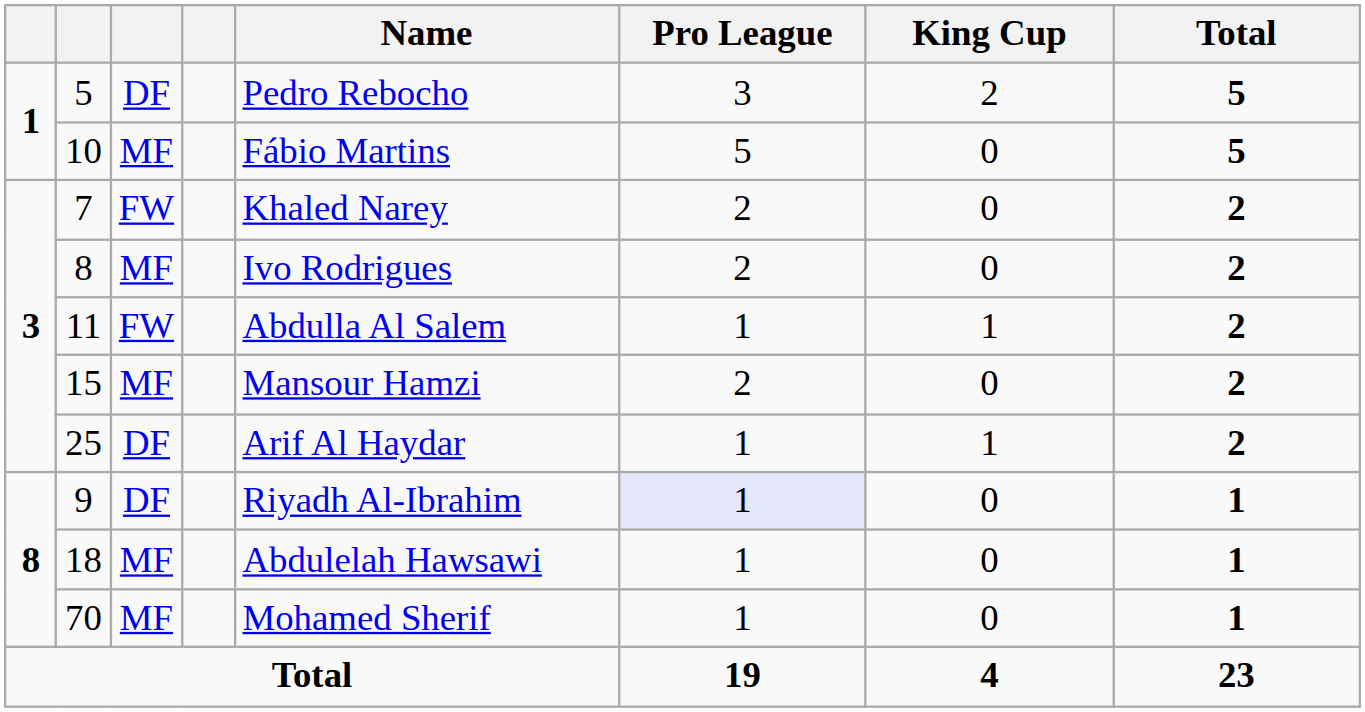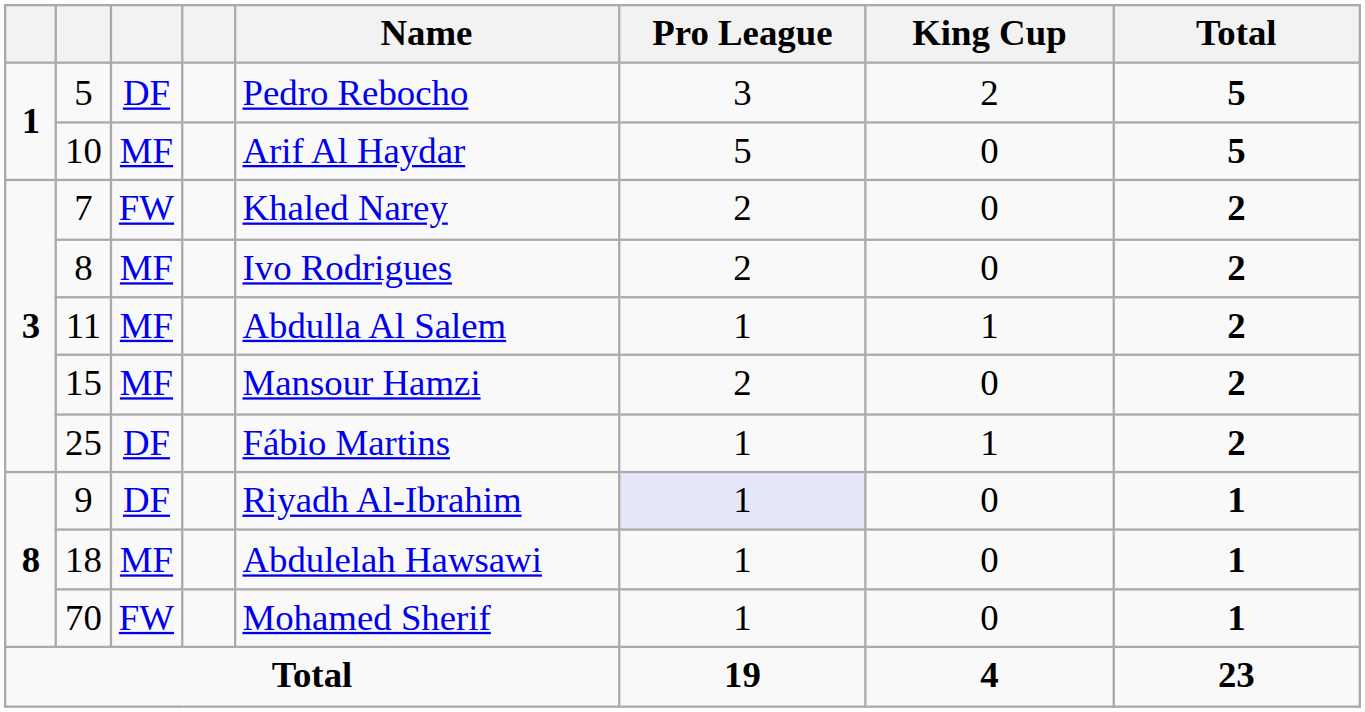(346, 150) Fábio Martins -> (354, 150) Arif Al Haydar
(146, 325) FW -> (146, 325) MF
(354, 442) Arif Al Haydar -> (346, 442) Fábio Martins
(146, 617) MF -> (146, 617) FW
